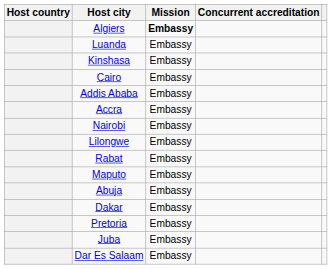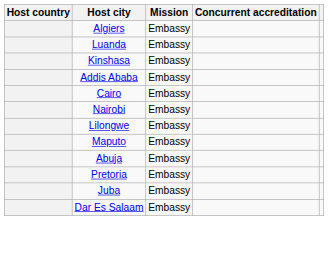(171, 28) bold -> (169, 28) normal
rows swapped: (109, 77) <-> (109, 93)
- row: (109, 110)
- row: (109, 158)
- row: (109, 207)
